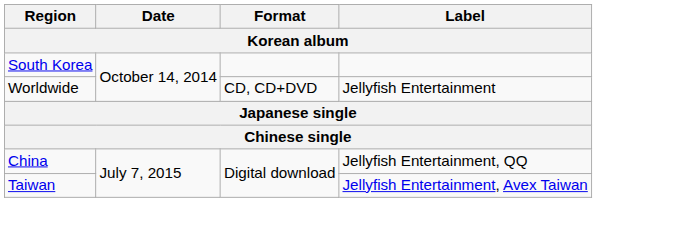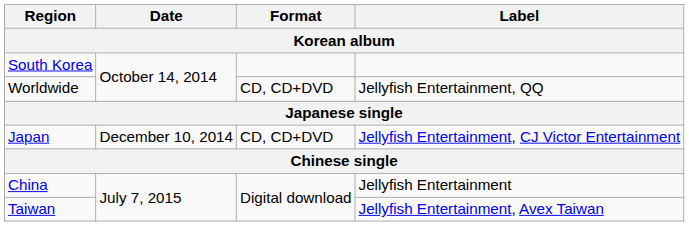(419, 88) Jellyfish Entertainment -> (451, 88) Jellyfish Entertainment, QQ
+ row: (29, 137)
(435, 161) Jellyfish Entertainment, QQ -> (435, 185) Jellyfish Entertainment
